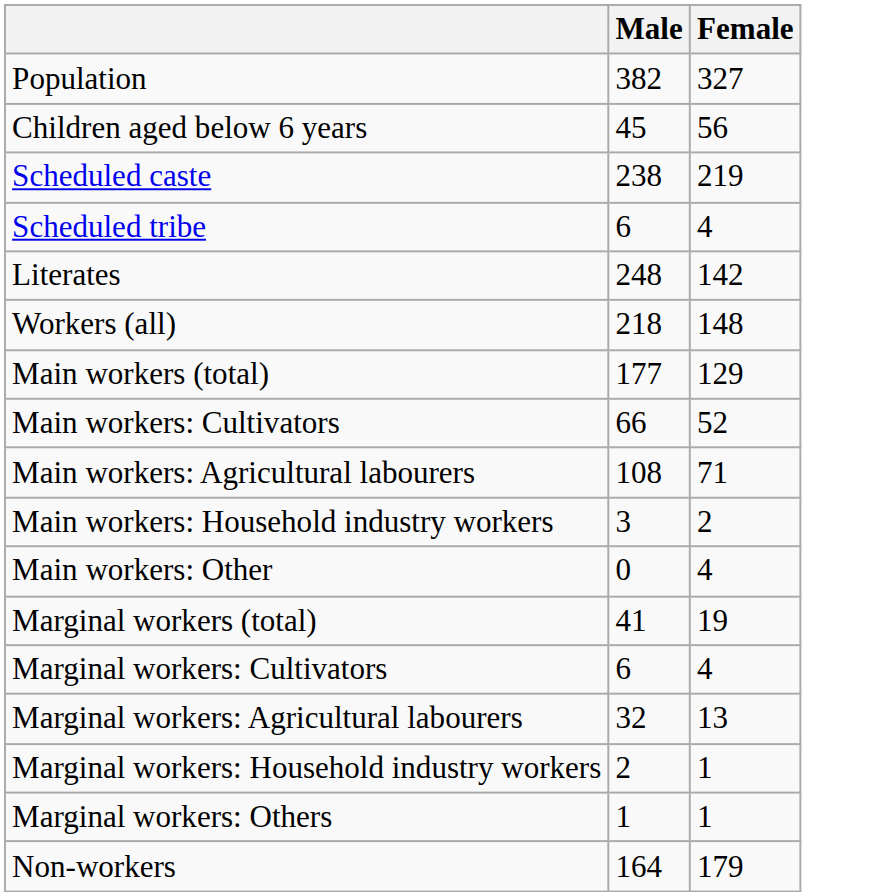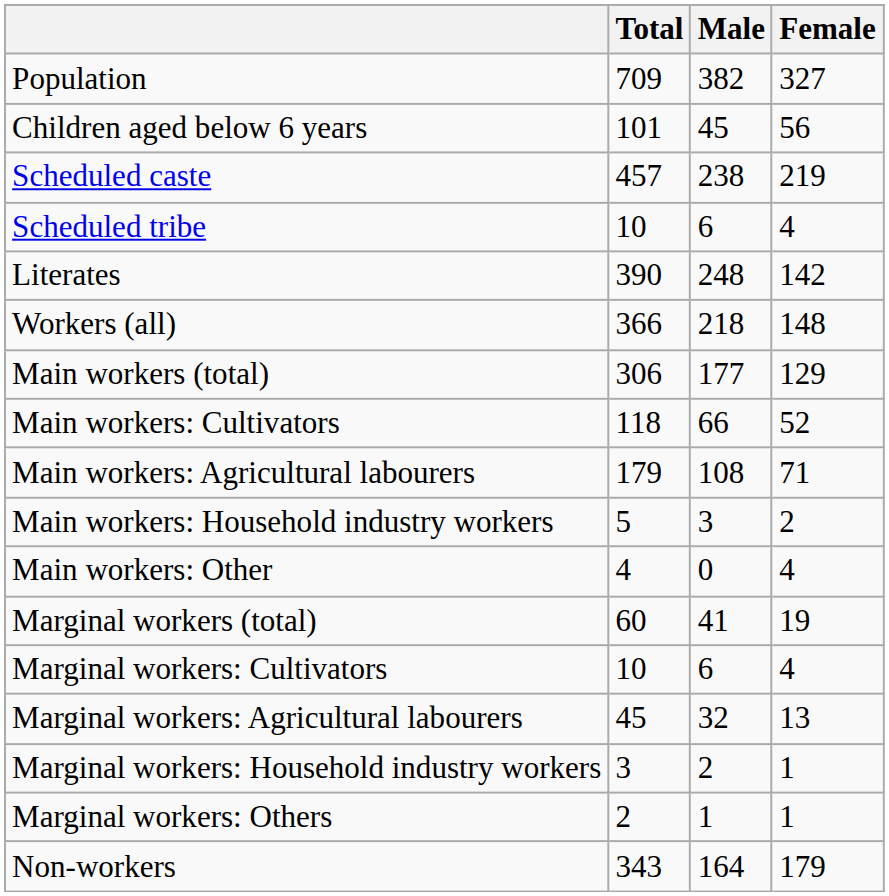+ column: (649, 29)
